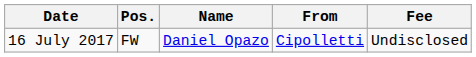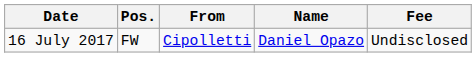columns swapped: (216, 17) <-> (320, 17)
